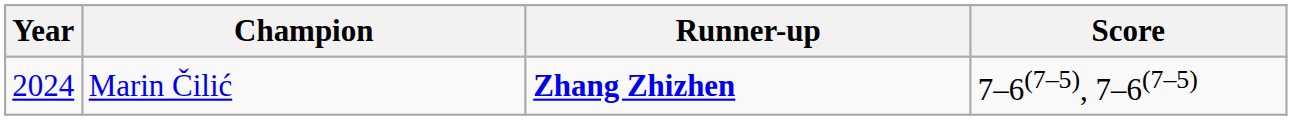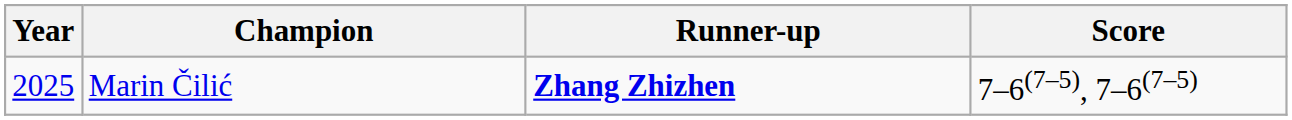(43, 85) 2024 -> (43, 85) 2025
